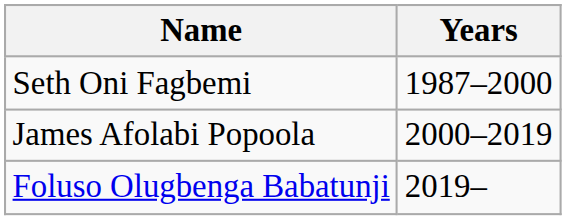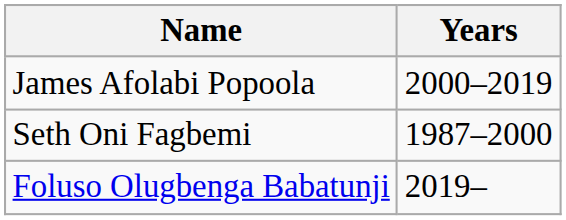rows swapped: (132, 82) <-> (164, 134)
